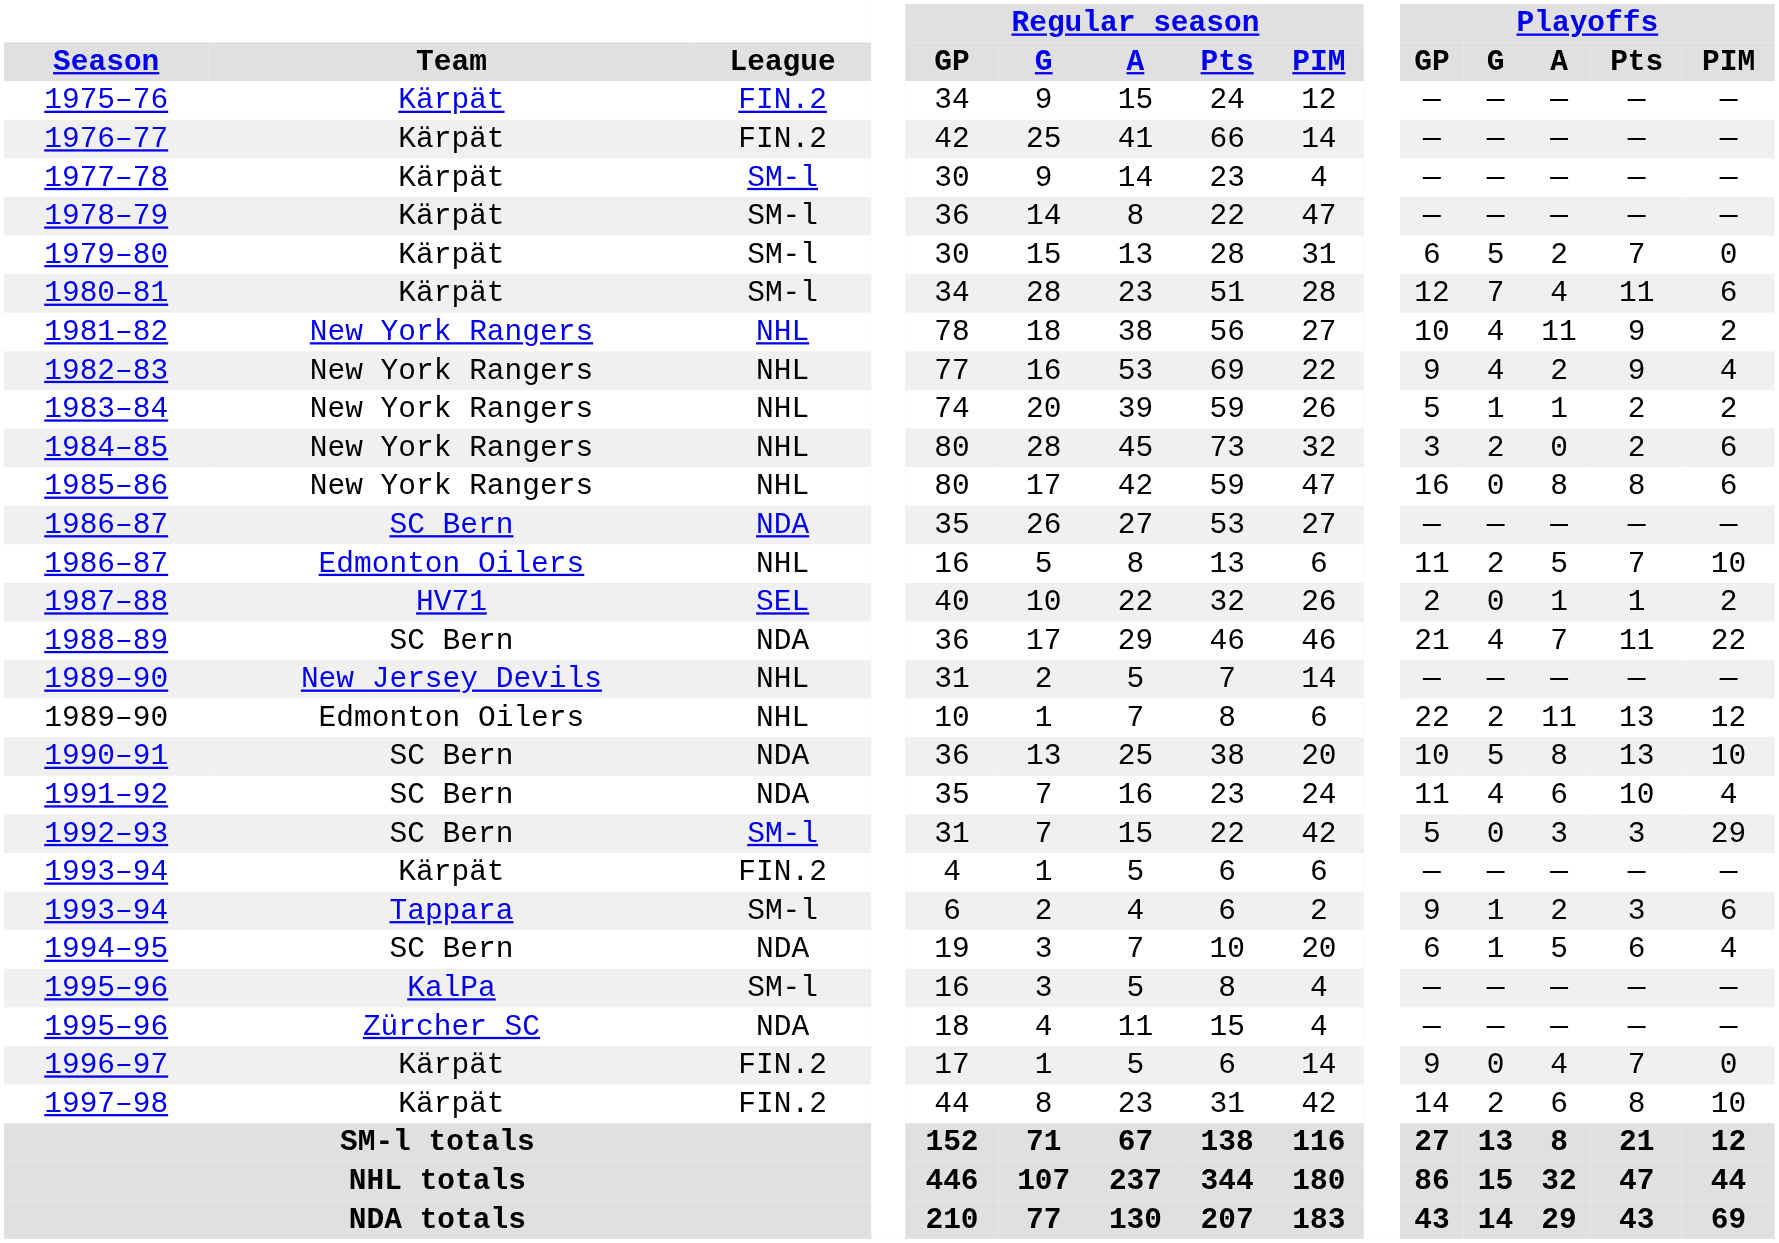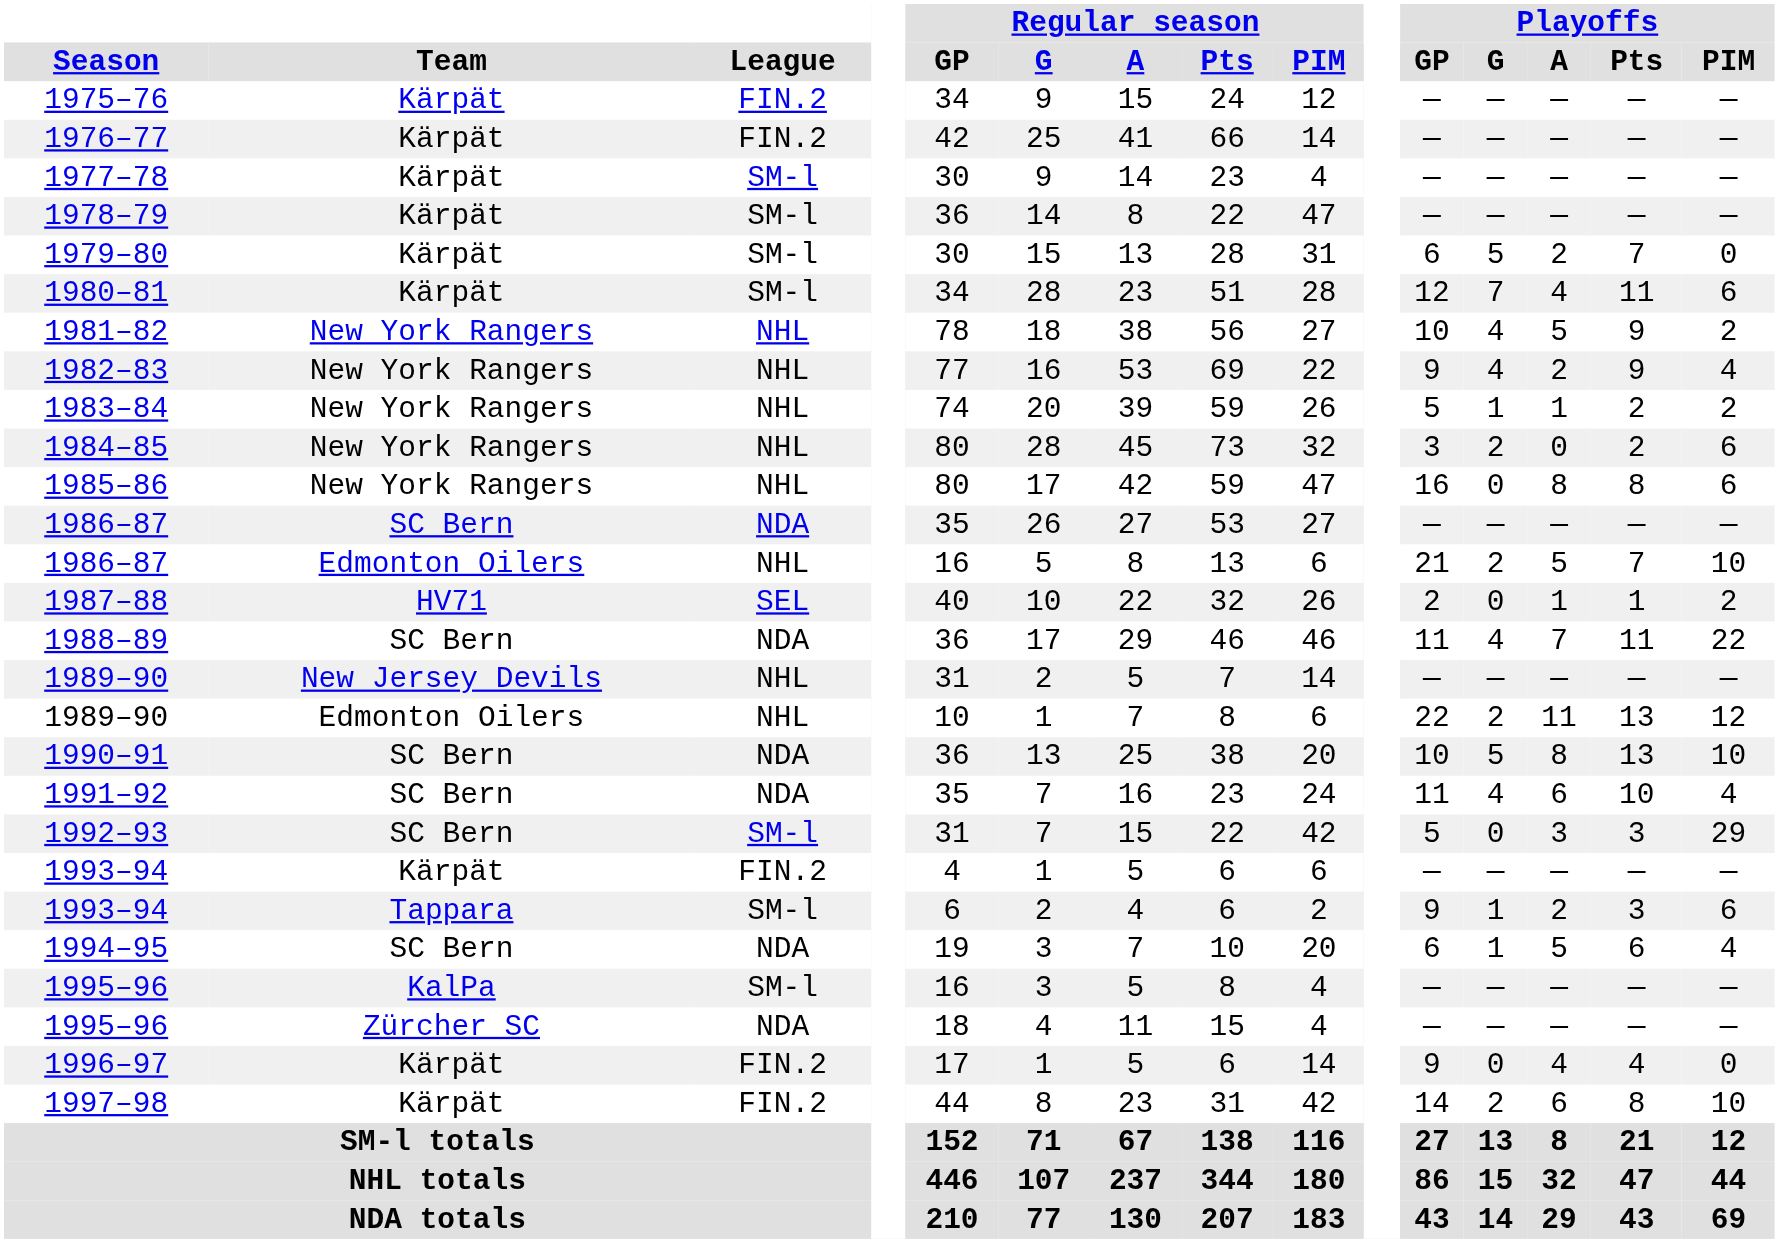(1559, 332) 11 -> (1559, 332) 5
(1432, 564) 11 -> (1432, 564) 21
(1432, 641) 21 -> (1432, 641) 11
(1637, 1065) 7 -> (1637, 1065) 4
